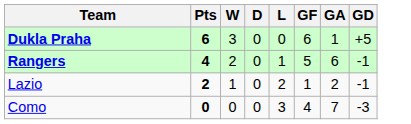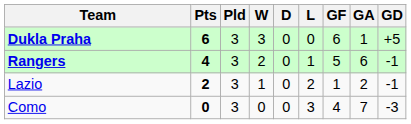+ column: (235, 15)
